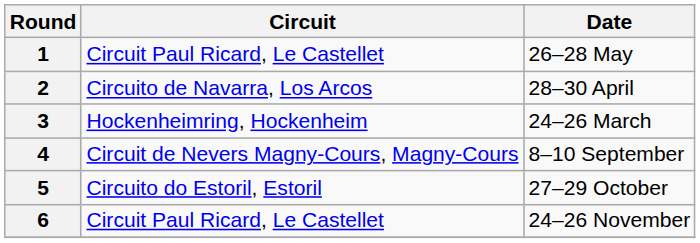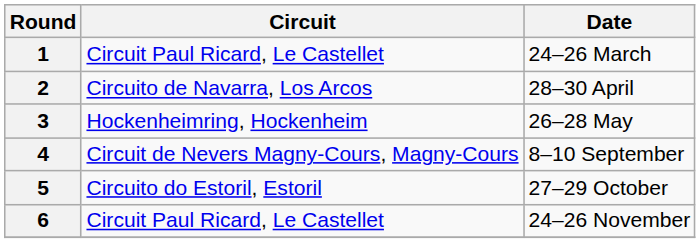(581, 54) 26–28 May -> (590, 54) 24–26 March
(590, 121) 24–26 March -> (581, 121) 26–28 May
